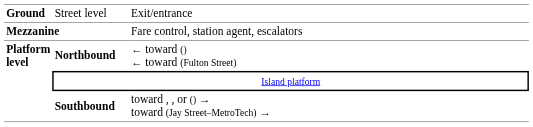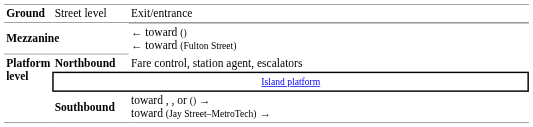(217, 31) Fare control, station agent, escalators -> (184, 38) ← toward () ← toward (Fulton Street)
(184, 55) ← toward () ← toward (Fulton Street) -> (217, 62) Fare control, station agent, escalators
